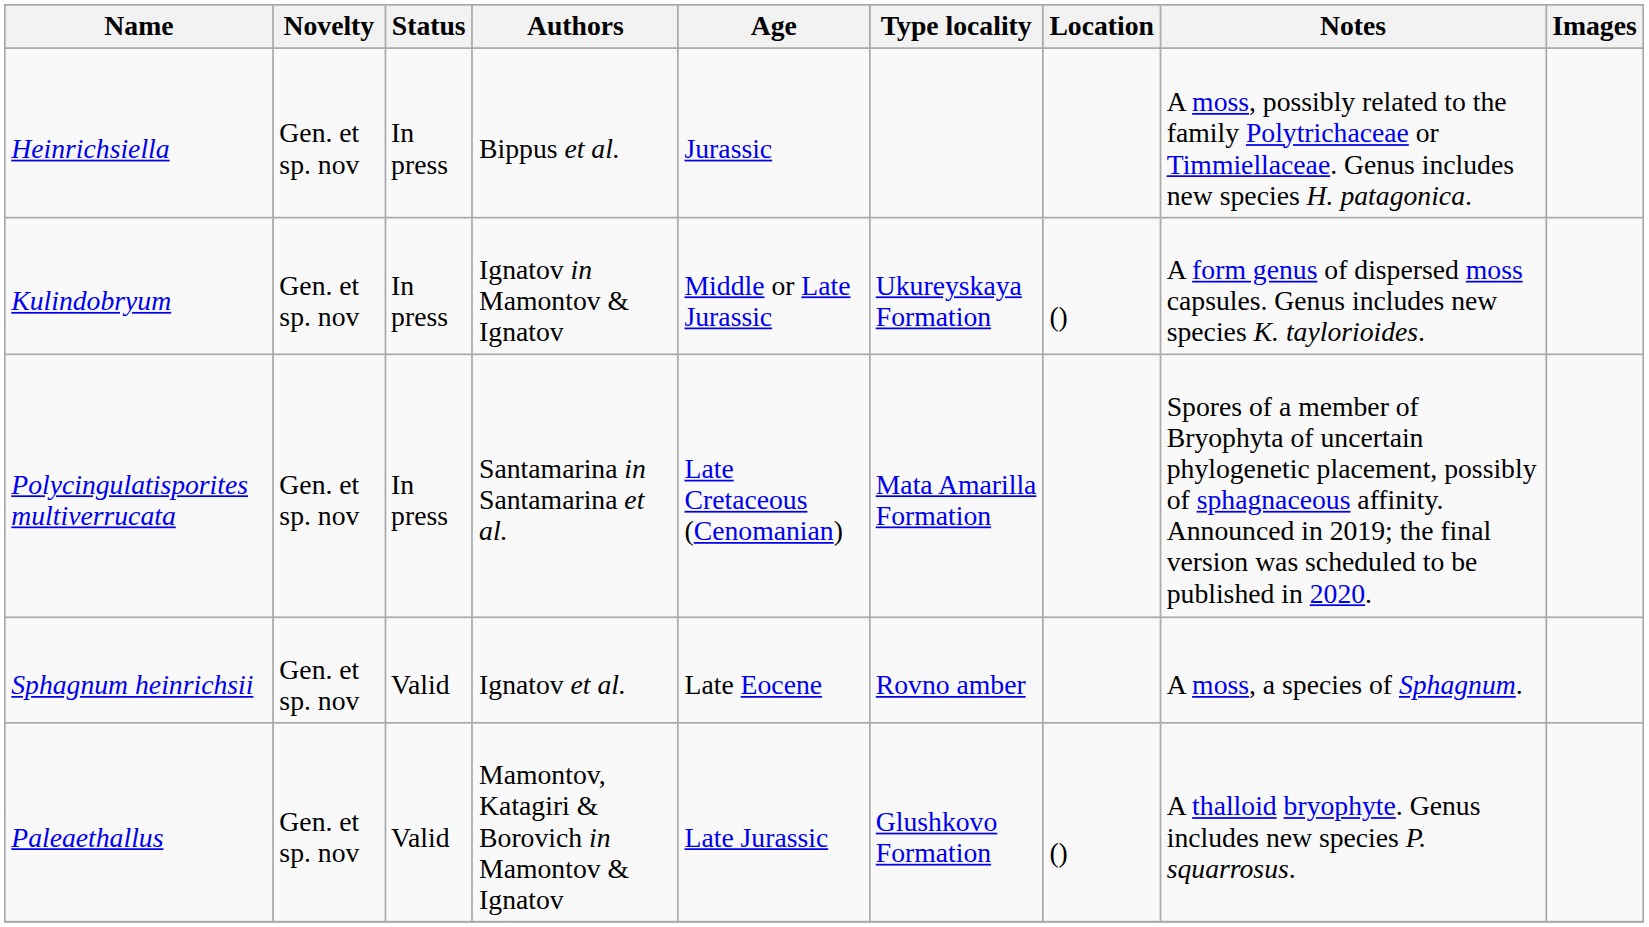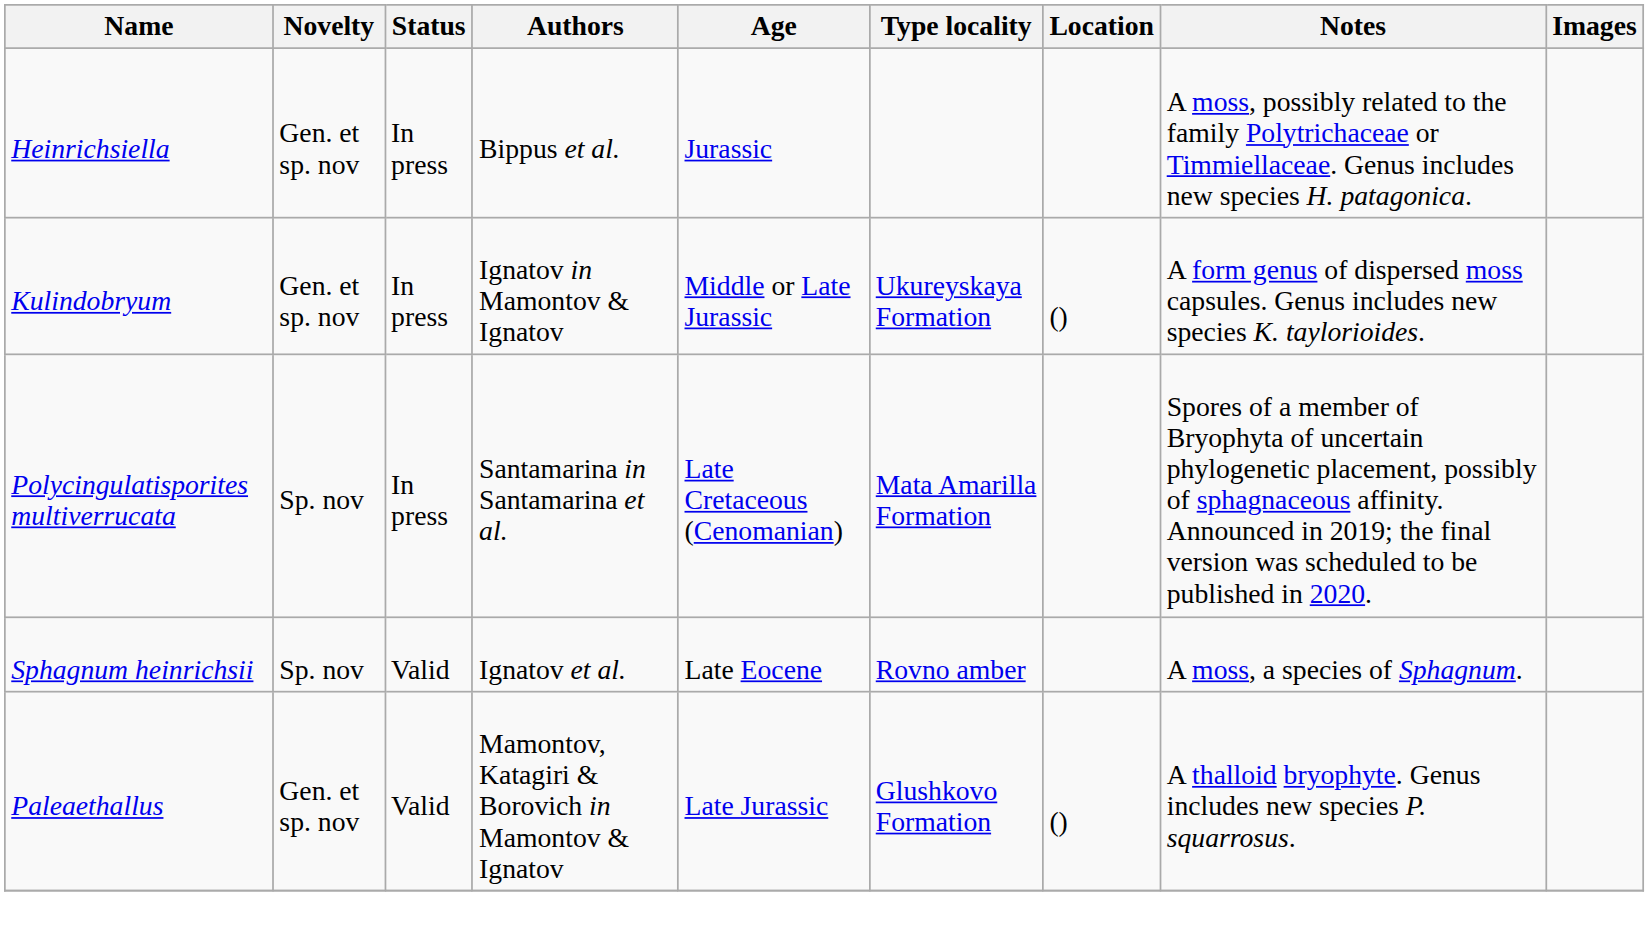(319, 500) Gen. et sp. nov -> (322, 500) Sp. nov
(319, 684) Gen. et sp. nov -> (322, 669) Sp. nov
